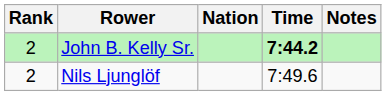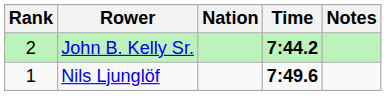(31, 76) 2 -> (31, 76) 1
(292, 76) normal -> (292, 76) bold
